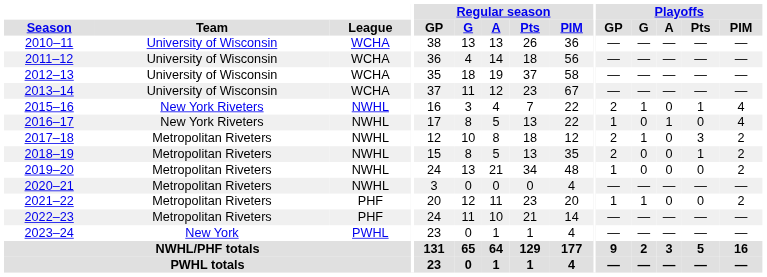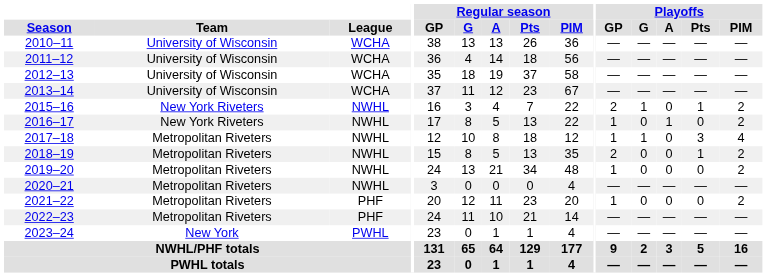(741, 106) 4 -> (741, 106) 2
(741, 122) 4 -> (741, 122) 2
(613, 138) 2 -> (613, 138) 1
(741, 138) 2 -> (741, 138) 4
(644, 201) 1 -> (644, 201) 0
